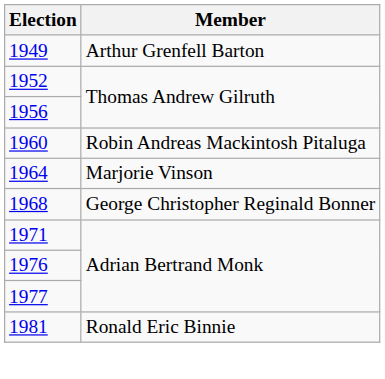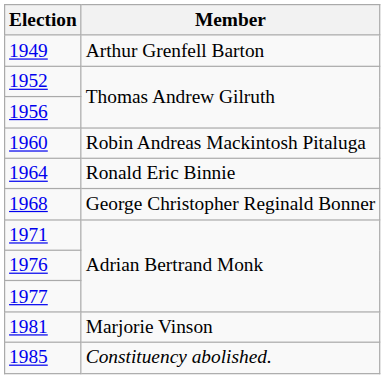(149, 173) Marjorie Vinson -> (160, 173) Ronald Eric Binnie
(160, 326) Ronald Eric Binnie -> (149, 326) Marjorie Vinson
+ row: (28, 357)
